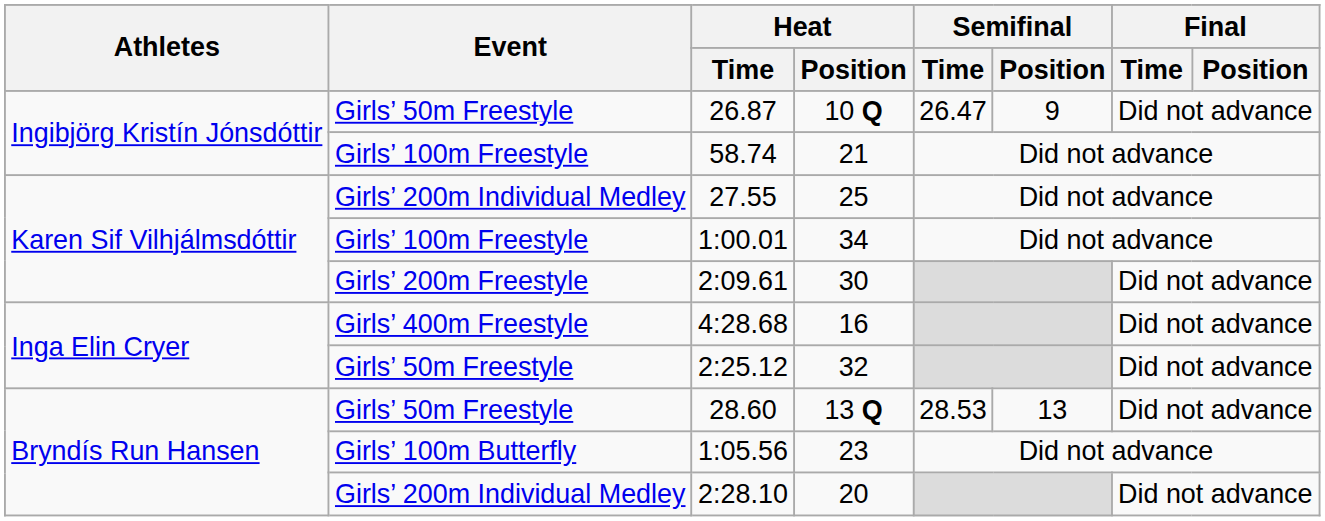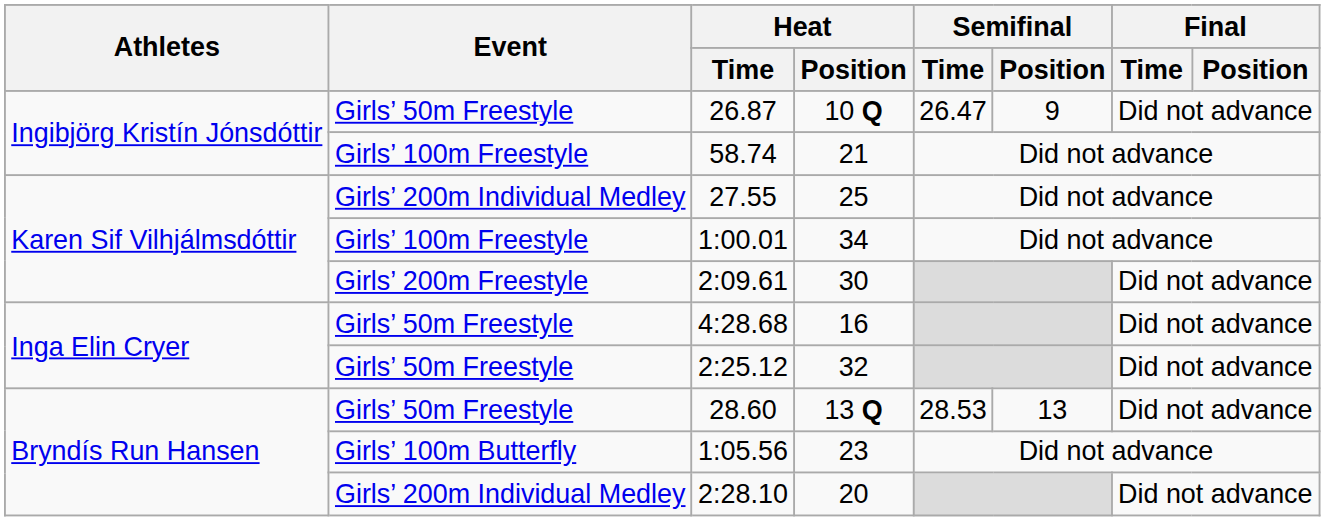(462, 324) Girls’ 400m Freestyle -> (454, 324) Girls’ 50m Freestyle
